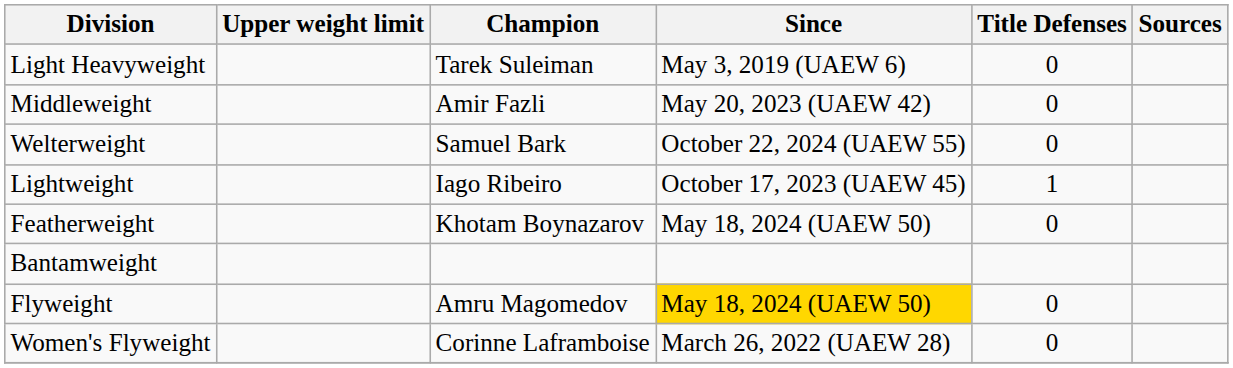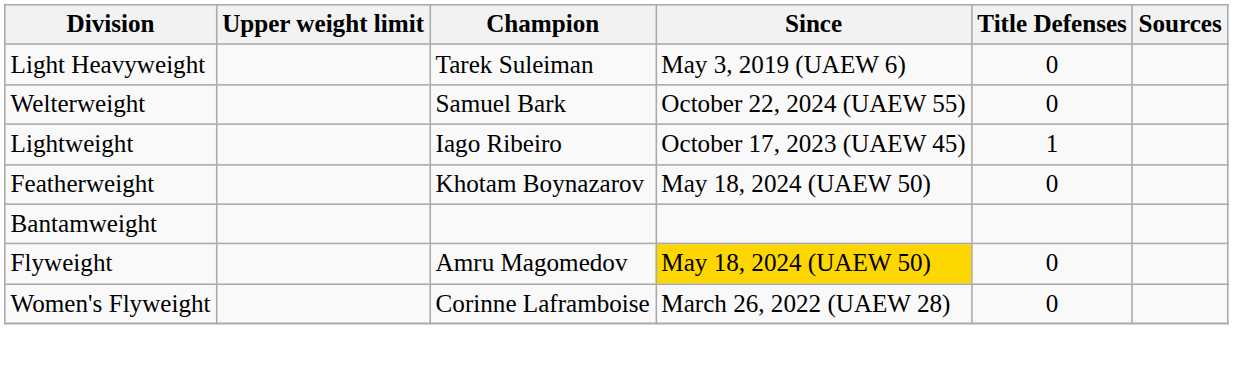- row: (81, 104)
